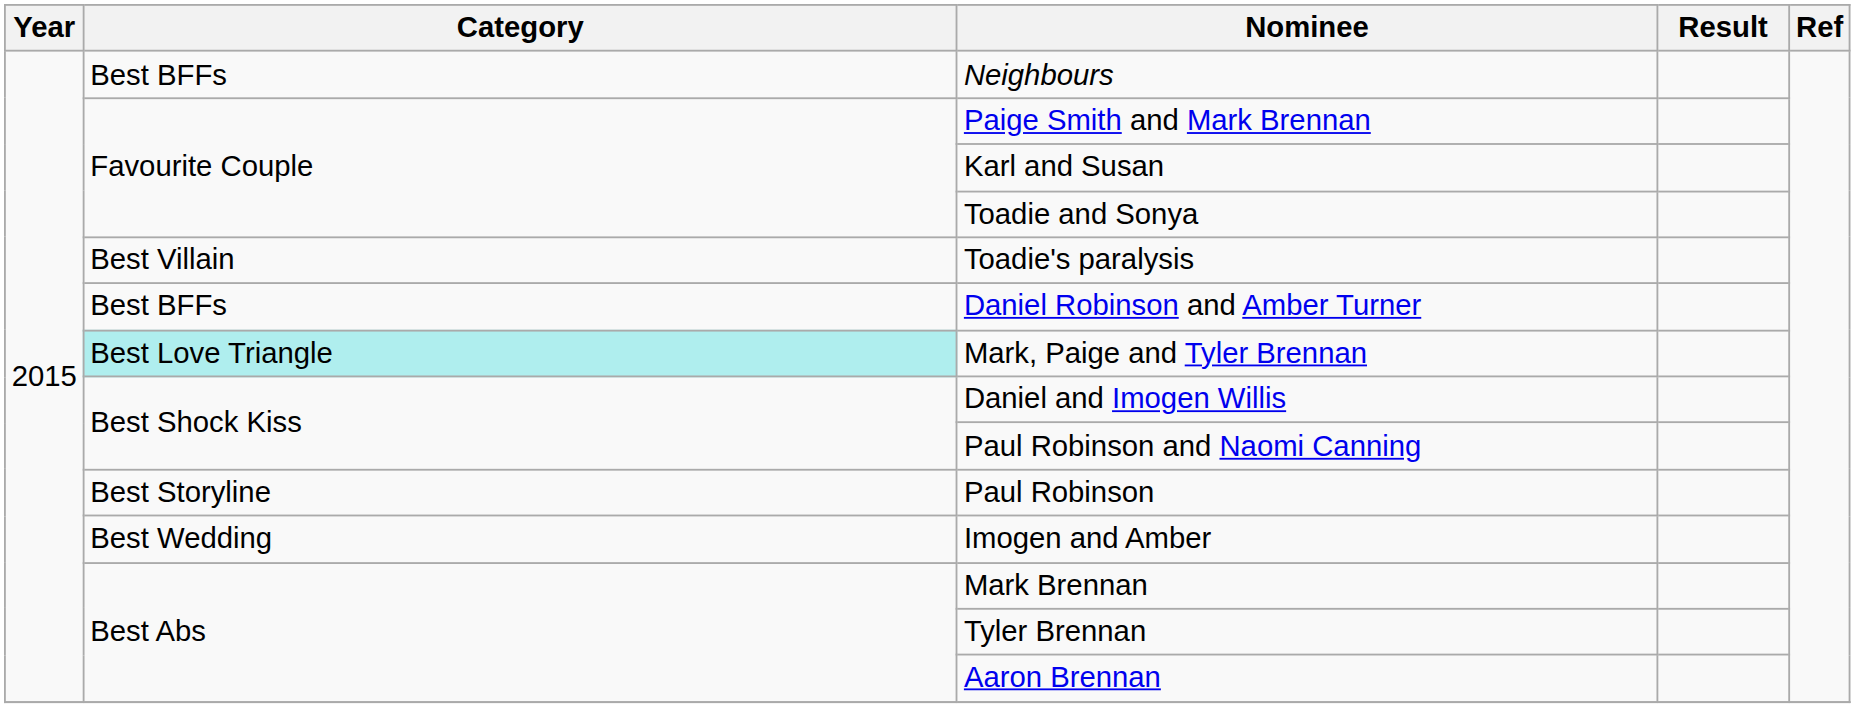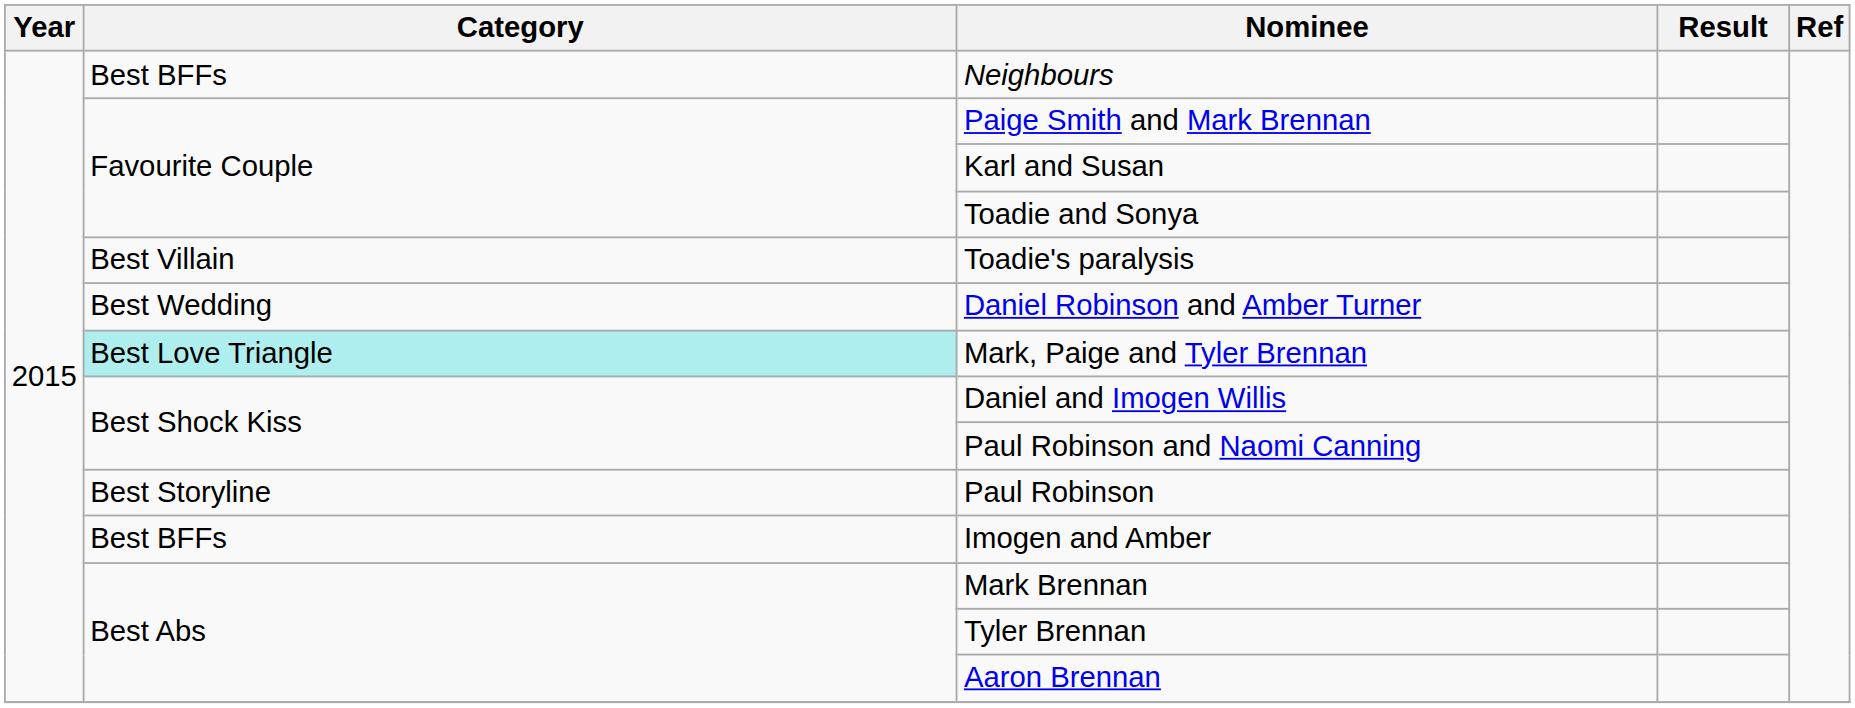(159, 306) Best BFFs -> (181, 306) Best Wedding
(181, 538) Best Wedding -> (159, 538) Best BFFs
